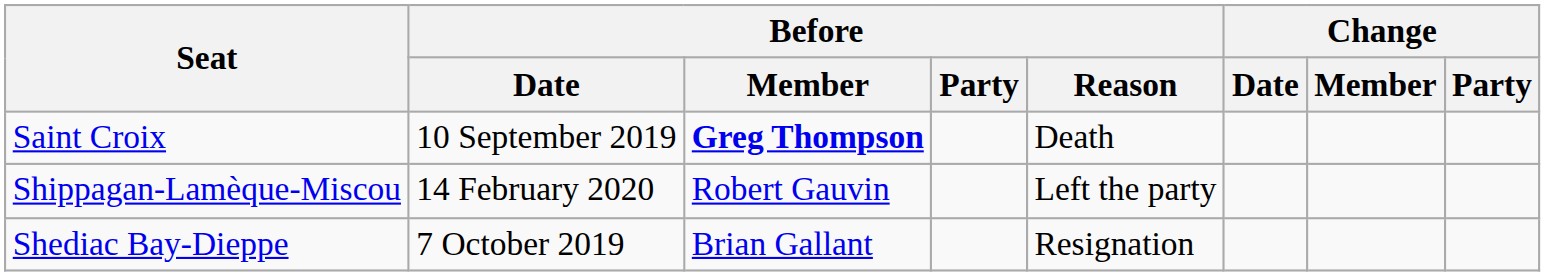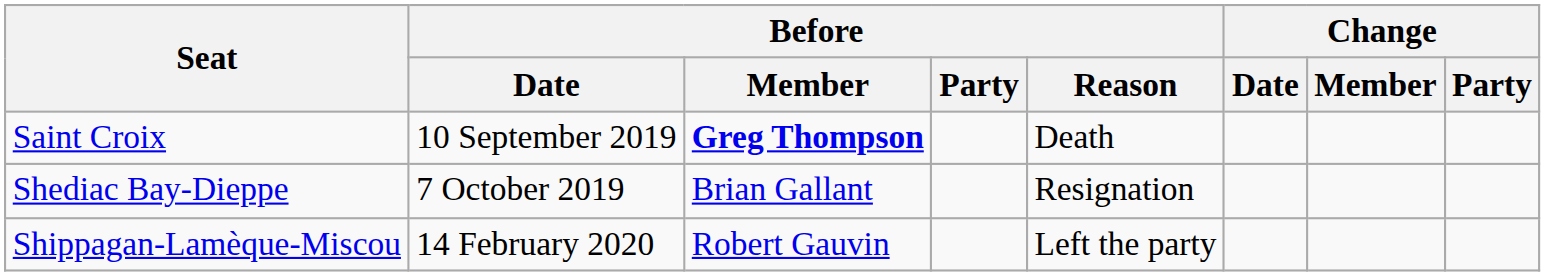rows swapped: (151, 243) <-> (207, 190)
